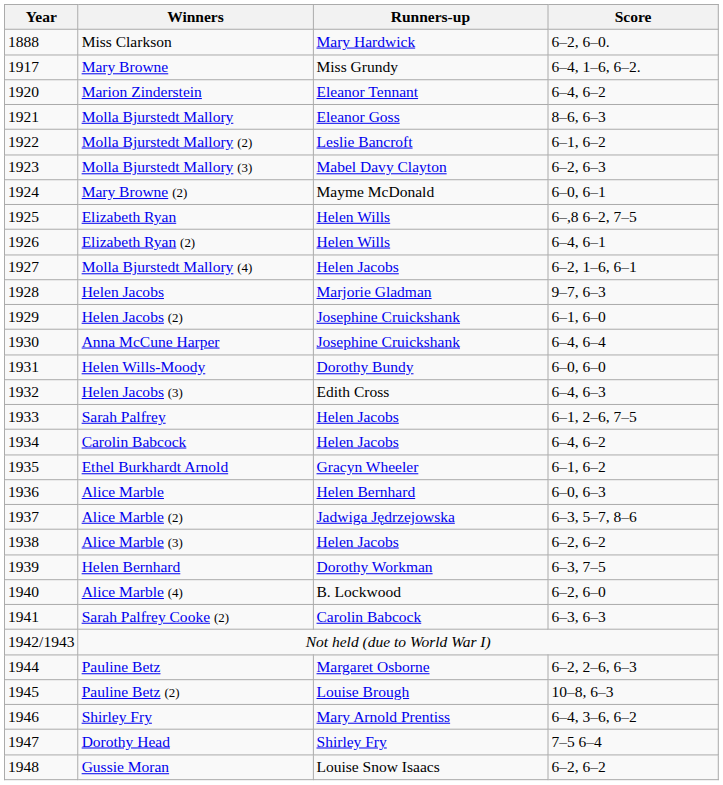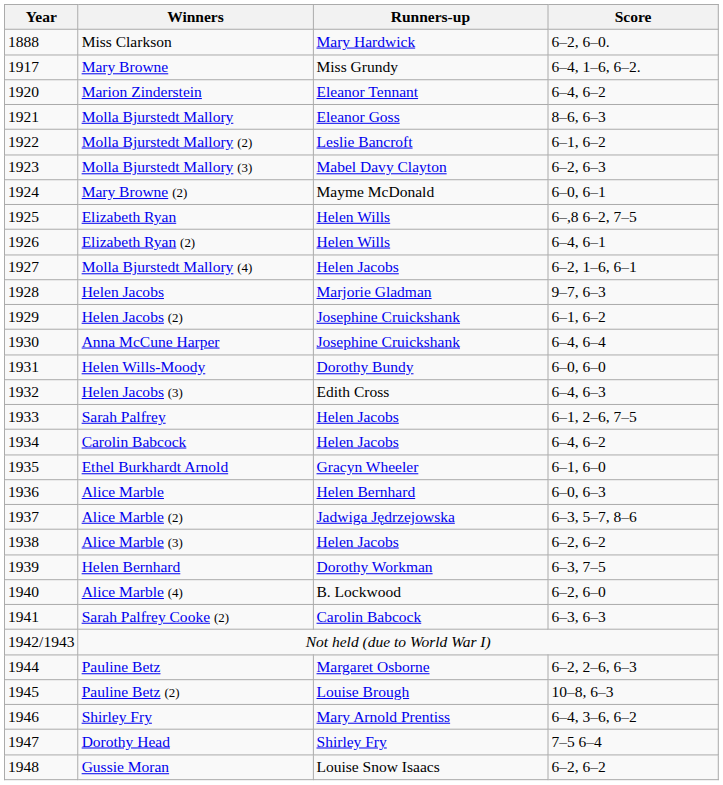(579, 316) 6–1, 6–0 -> (579, 316) 6–1, 6–2
(579, 466) 6–1, 6–2 -> (579, 466) 6–1, 6–0
